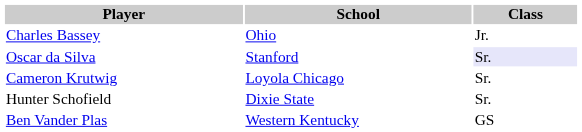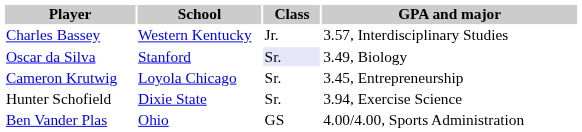+ column: (450, 14)
(261, 35) Ohio -> (195, 35) Western Kentucky
(302, 120) Western Kentucky -> (153, 120) Ohio
